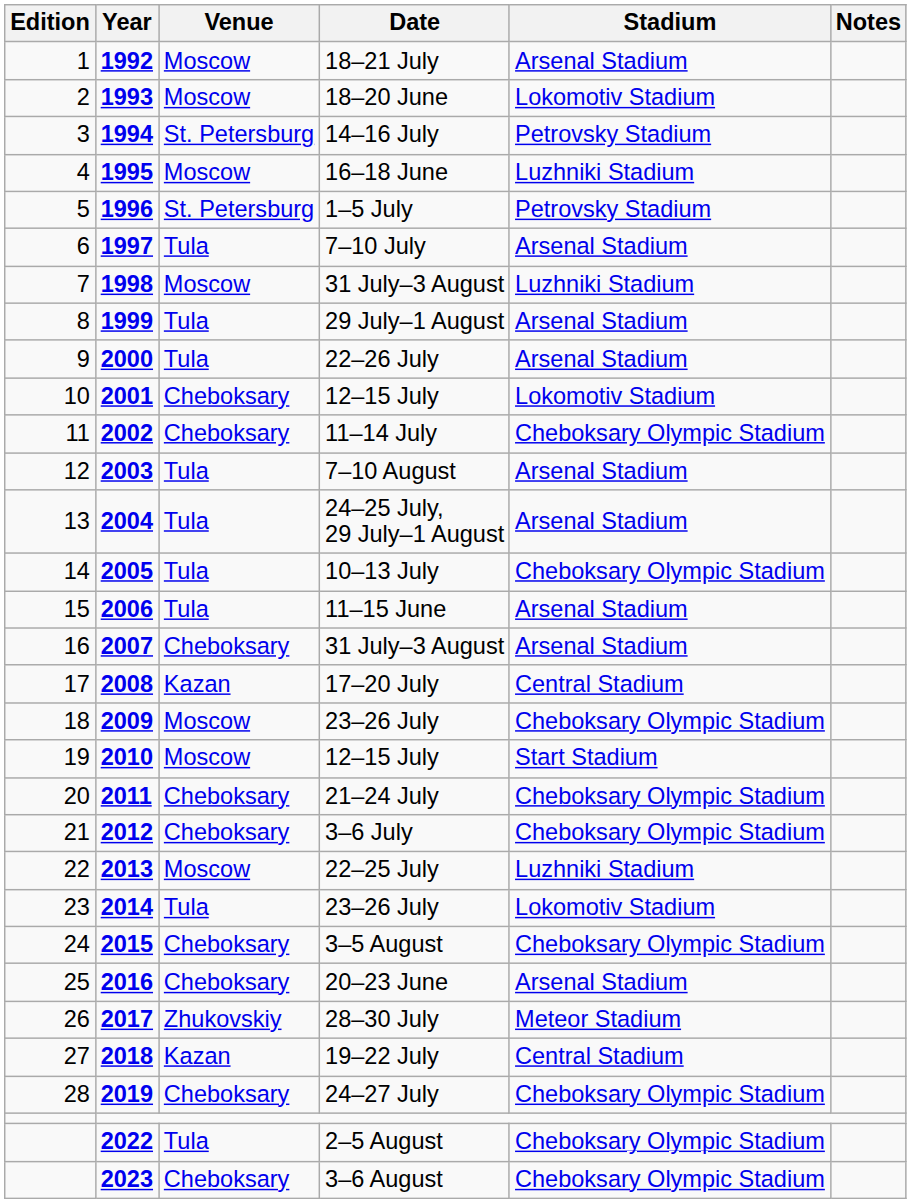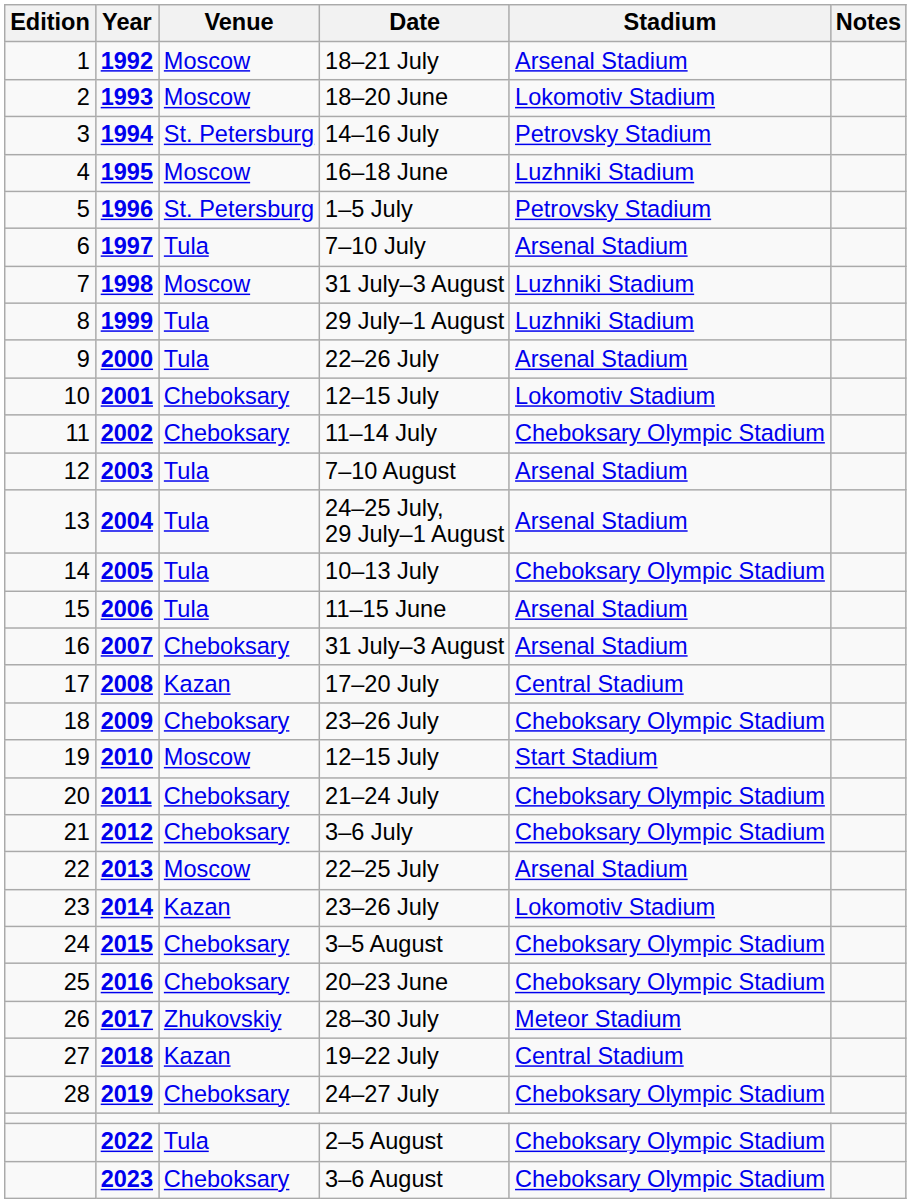(601, 321) Arsenal Stadium -> (605, 321) Luzhniki Stadium
(207, 721) Moscow -> (227, 721) Cheboksary
(605, 870) Luzhniki Stadium -> (601, 870) Arsenal Stadium
(186, 907) Tula -> (197, 907) Kazan
(601, 982) Arsenal Stadium -> (670, 982) Cheboksary Olympic Stadium
